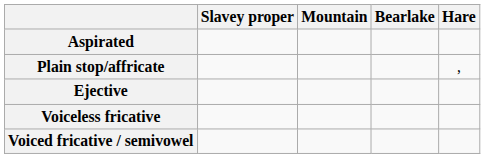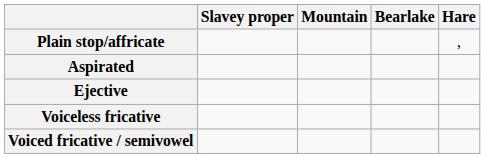rows swapped: (101, 66) <-> (101, 41)
